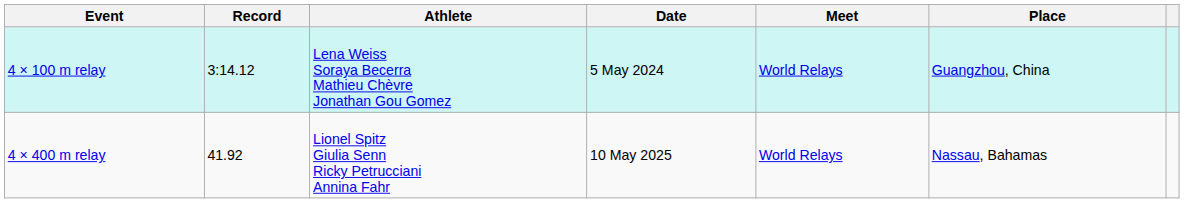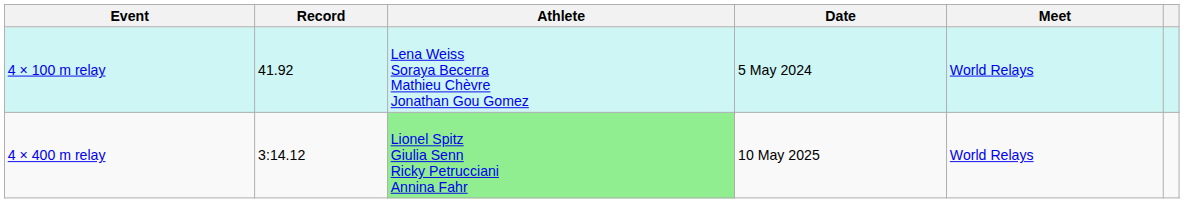- column: (1047, 16)
(231, 70) 3:14.12 -> (276, 70) 41.92
(225, 155) 41.92 -> (282, 155) 3:14.12
(367, 163) no background -> (445, 163) lightgreen background
